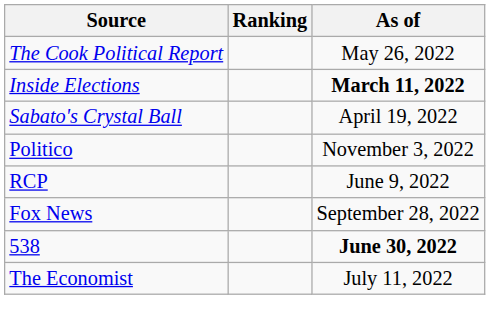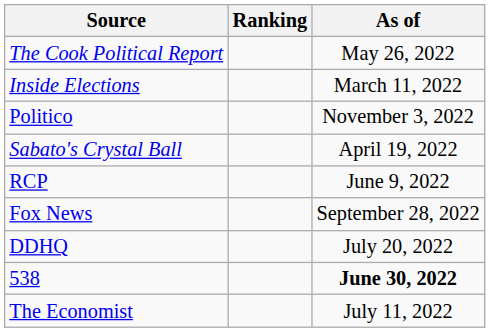(398, 85) bold -> (398, 85) normal
rows swapped: (96, 117) <-> (41, 149)
+ row: (39, 246)
